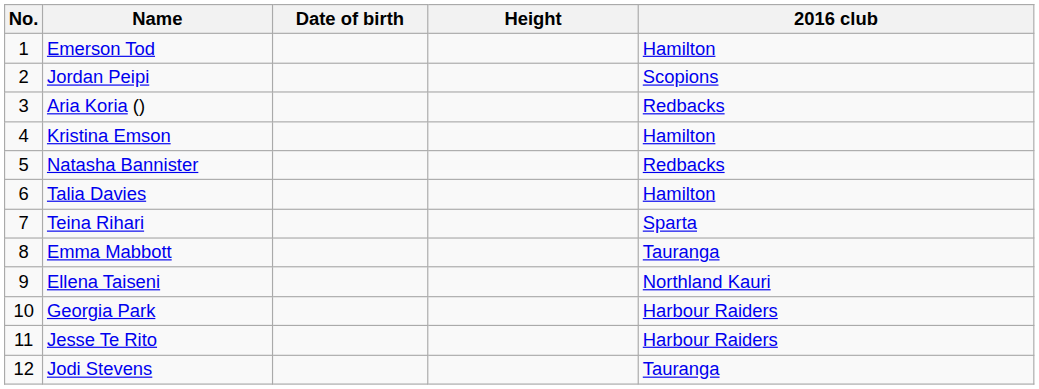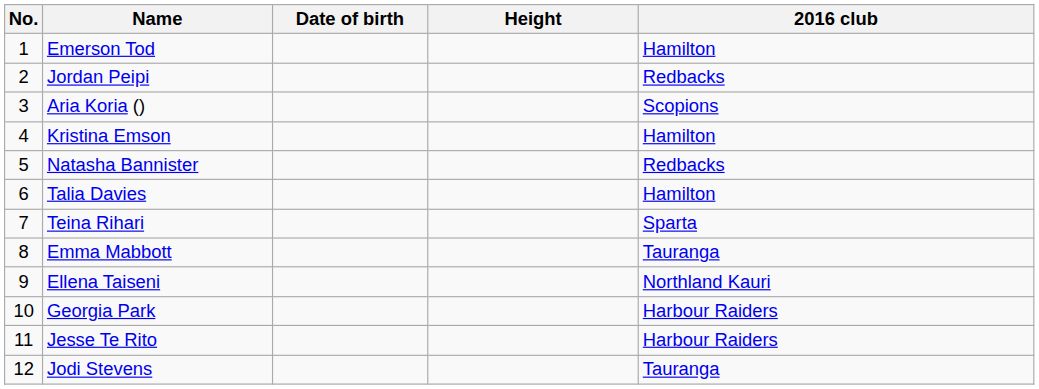(681, 77) Scopions -> (684, 77) Redbacks
(684, 106) Redbacks -> (681, 106) Scopions
